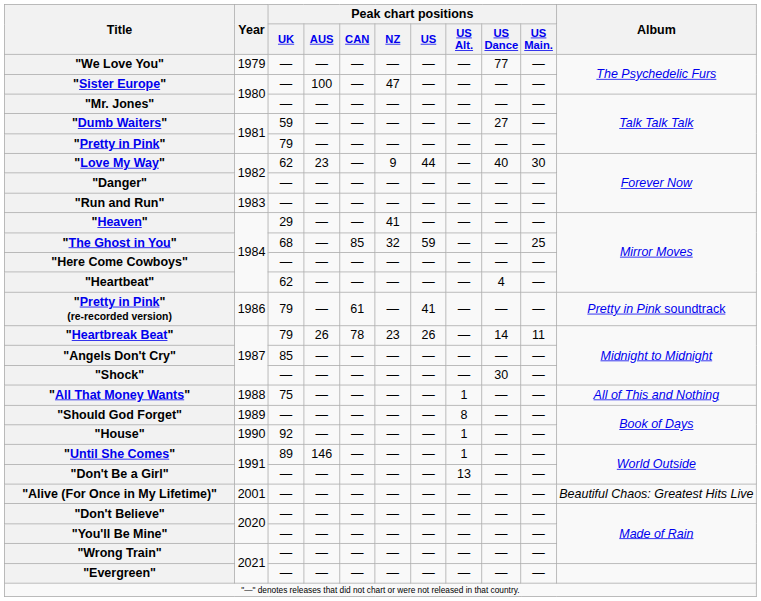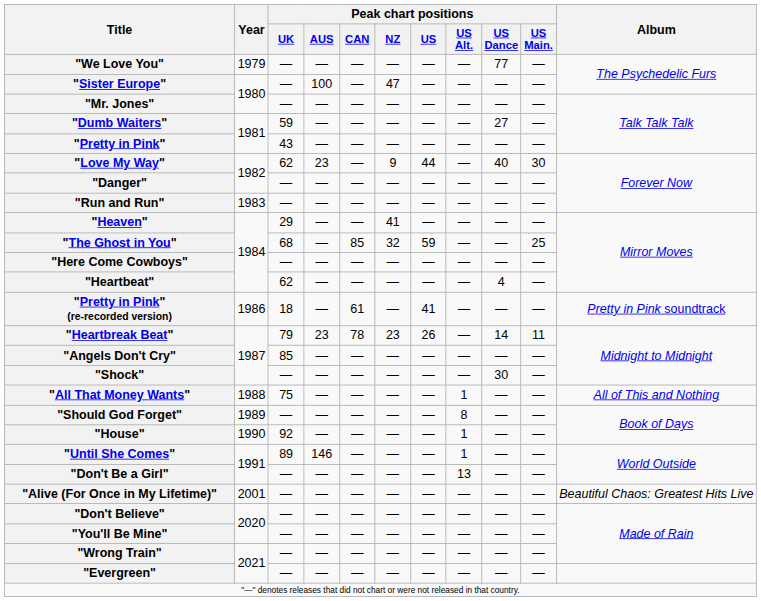(286, 143) 79 -> (286, 143) 43
(286, 308) 79 -> (286, 308) 18
(322, 335) 26 -> (322, 335) 23
